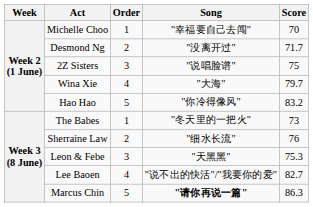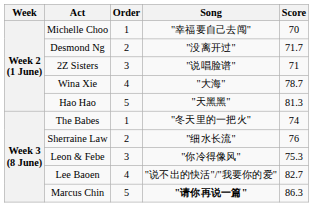(294, 66) 75 -> (294, 66) 71
(294, 84) 79.7 -> (294, 84) 78.7
(211, 102) "你冷得像风" -> (211, 102) "天黑黑"
(294, 102) 83.2 -> (294, 102) 81.3
(294, 120) 73 -> (294, 120) 74
(211, 156) "天黑黑" -> (211, 156) "你冷得像风"
